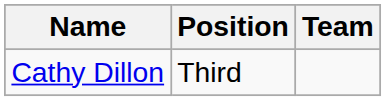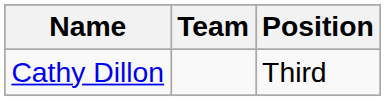columns swapped: (338, 26) <-> (233, 26)
